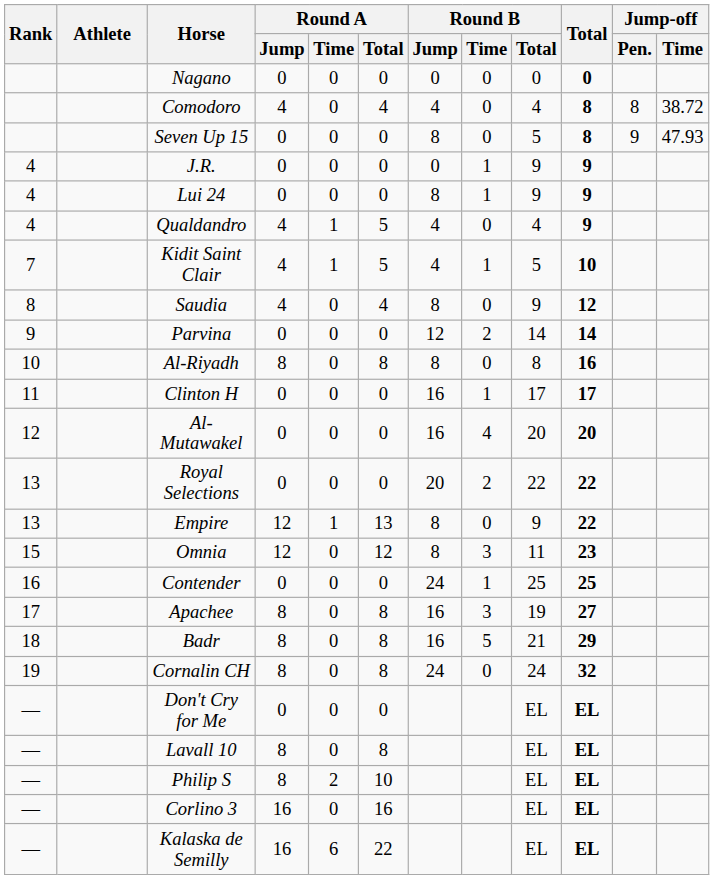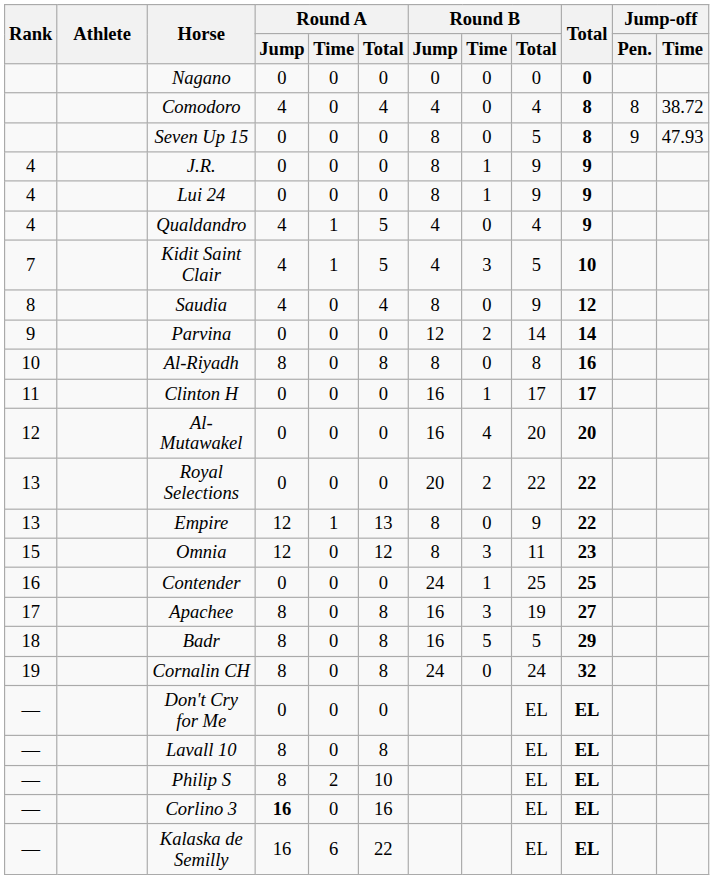(435, 166) 0 -> (435, 166) 8
(487, 265) 1 -> (487, 265) 3
(536, 641) 21 -> (536, 641) 5
(282, 809) normal -> (282, 809) bold
